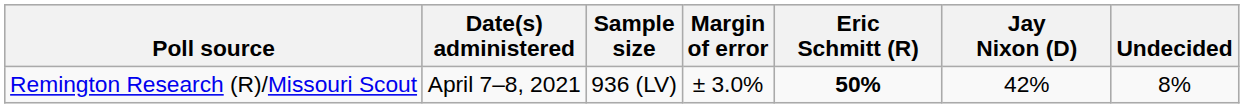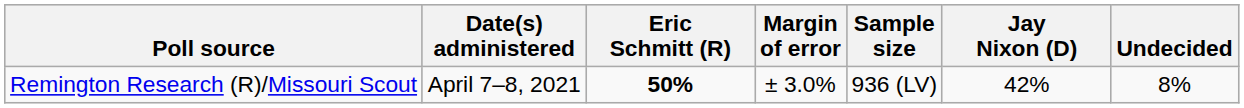columns swapped: (634, 36) <-> (858, 36)
